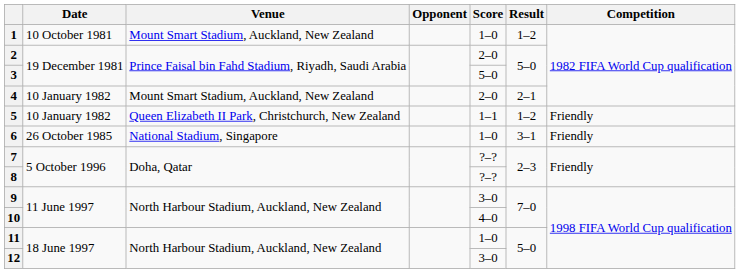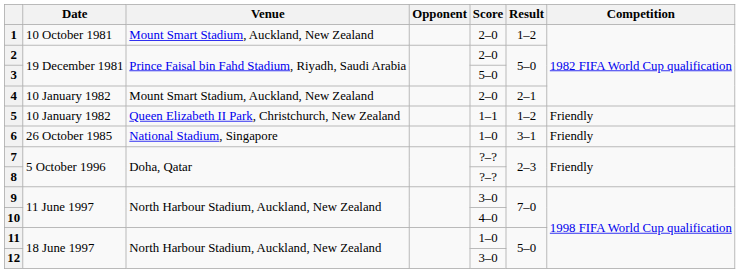(488, 34) 1–0 -> (488, 34) 2–0
